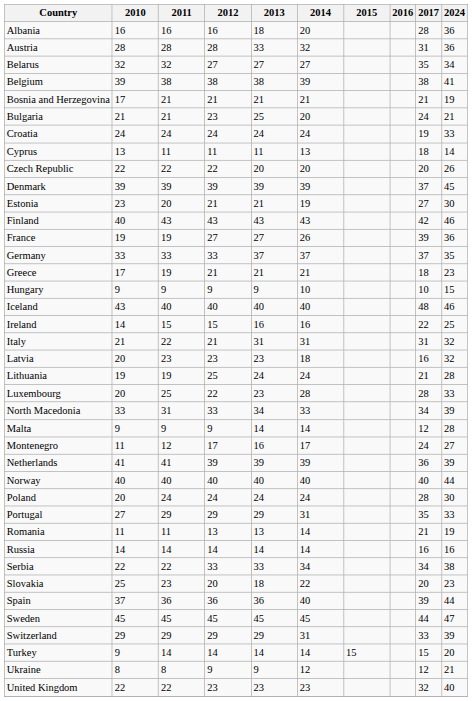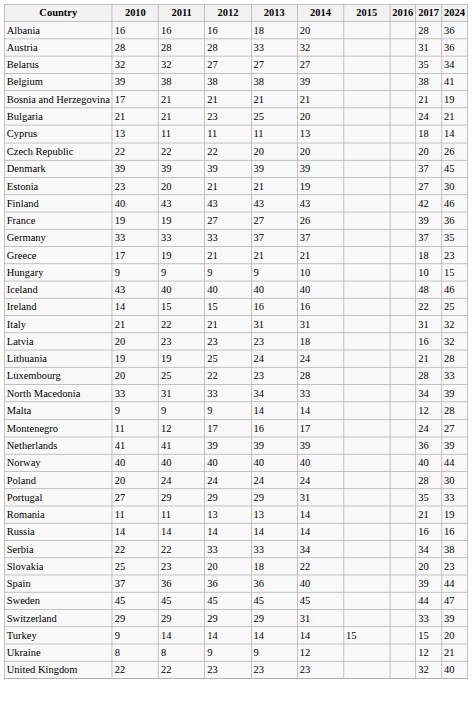- row: (22, 134)
